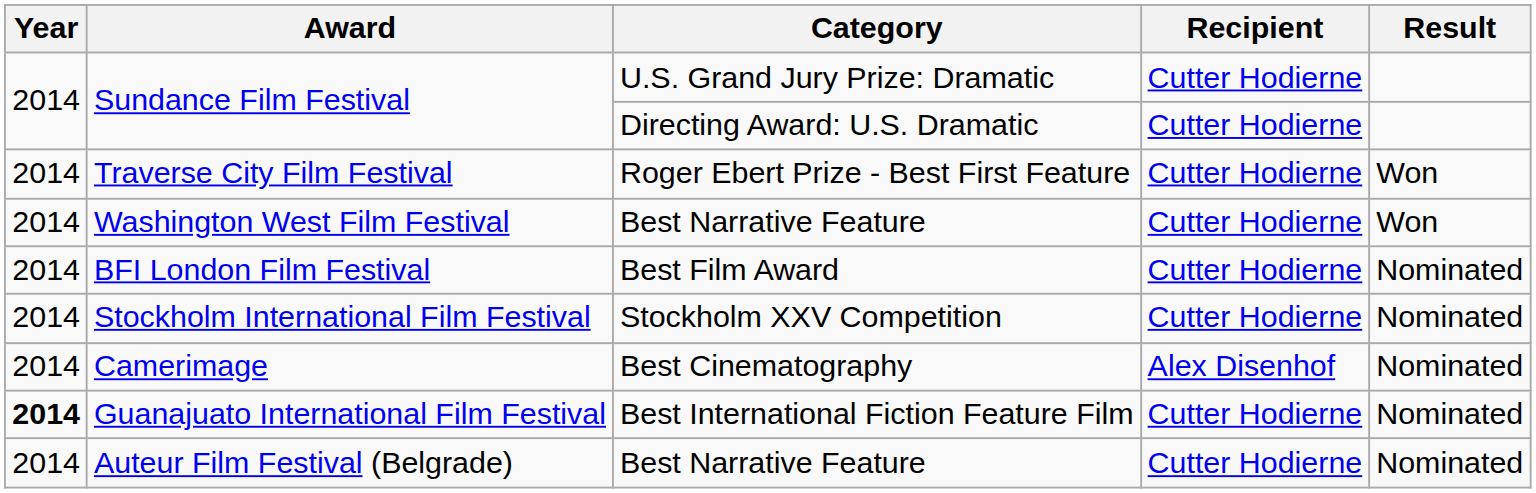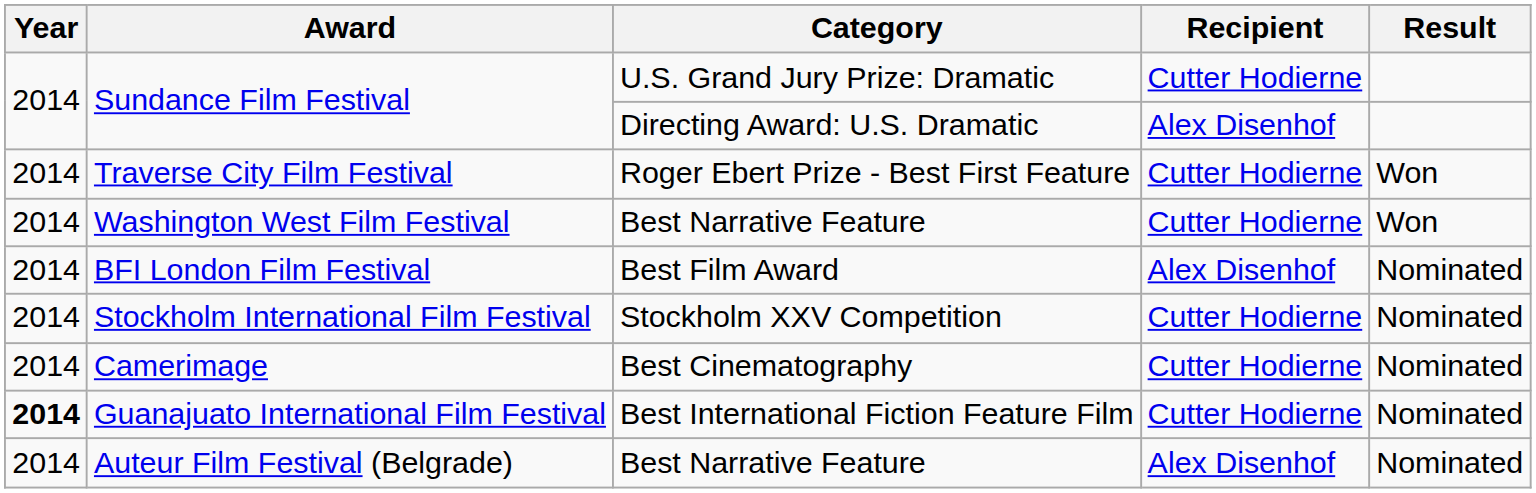(1255, 125) Cutter Hodierne -> (1241, 125) Alex Disenhof
(1255, 269) Cutter Hodierne -> (1241, 269) Alex Disenhof
(1241, 366) Alex Disenhof -> (1255, 366) Cutter Hodierne
(1255, 462) Cutter Hodierne -> (1241, 462) Alex Disenhof
